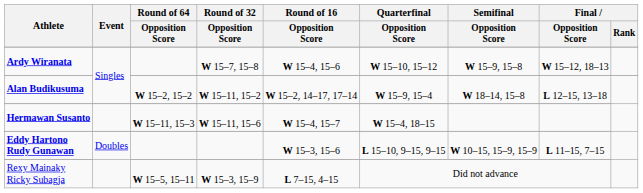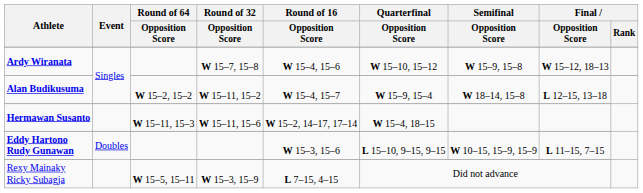(311, 95) W 15–2, 14–17, 17–14 -> (311, 95) W 15–4, 15–7
(311, 123) W 15–4, 15–7 -> (311, 123) W 15–2, 14–17, 17–14
